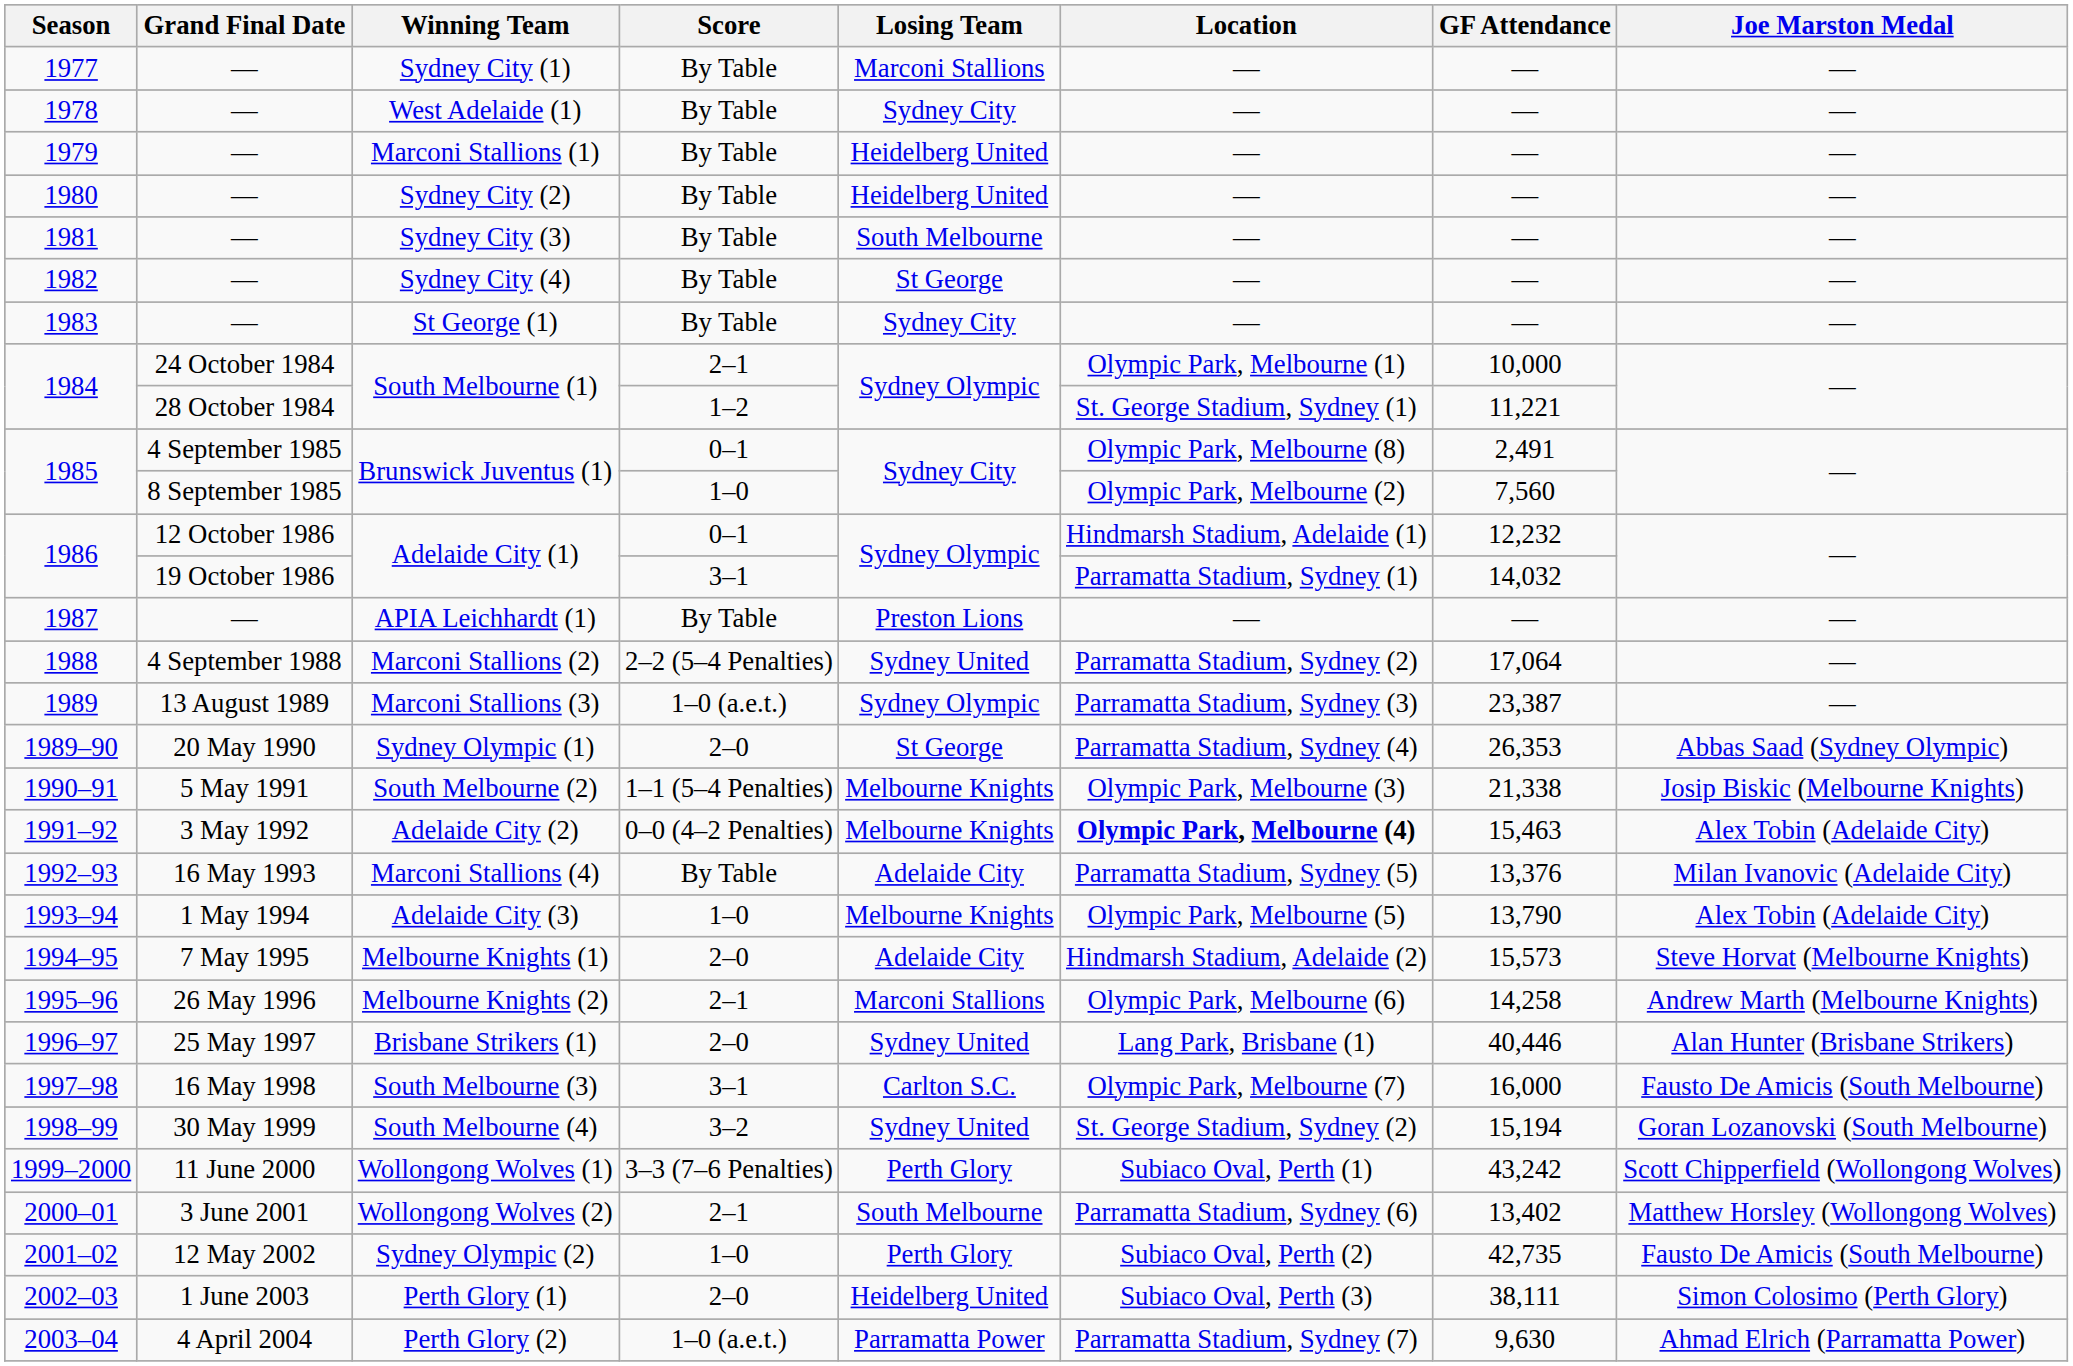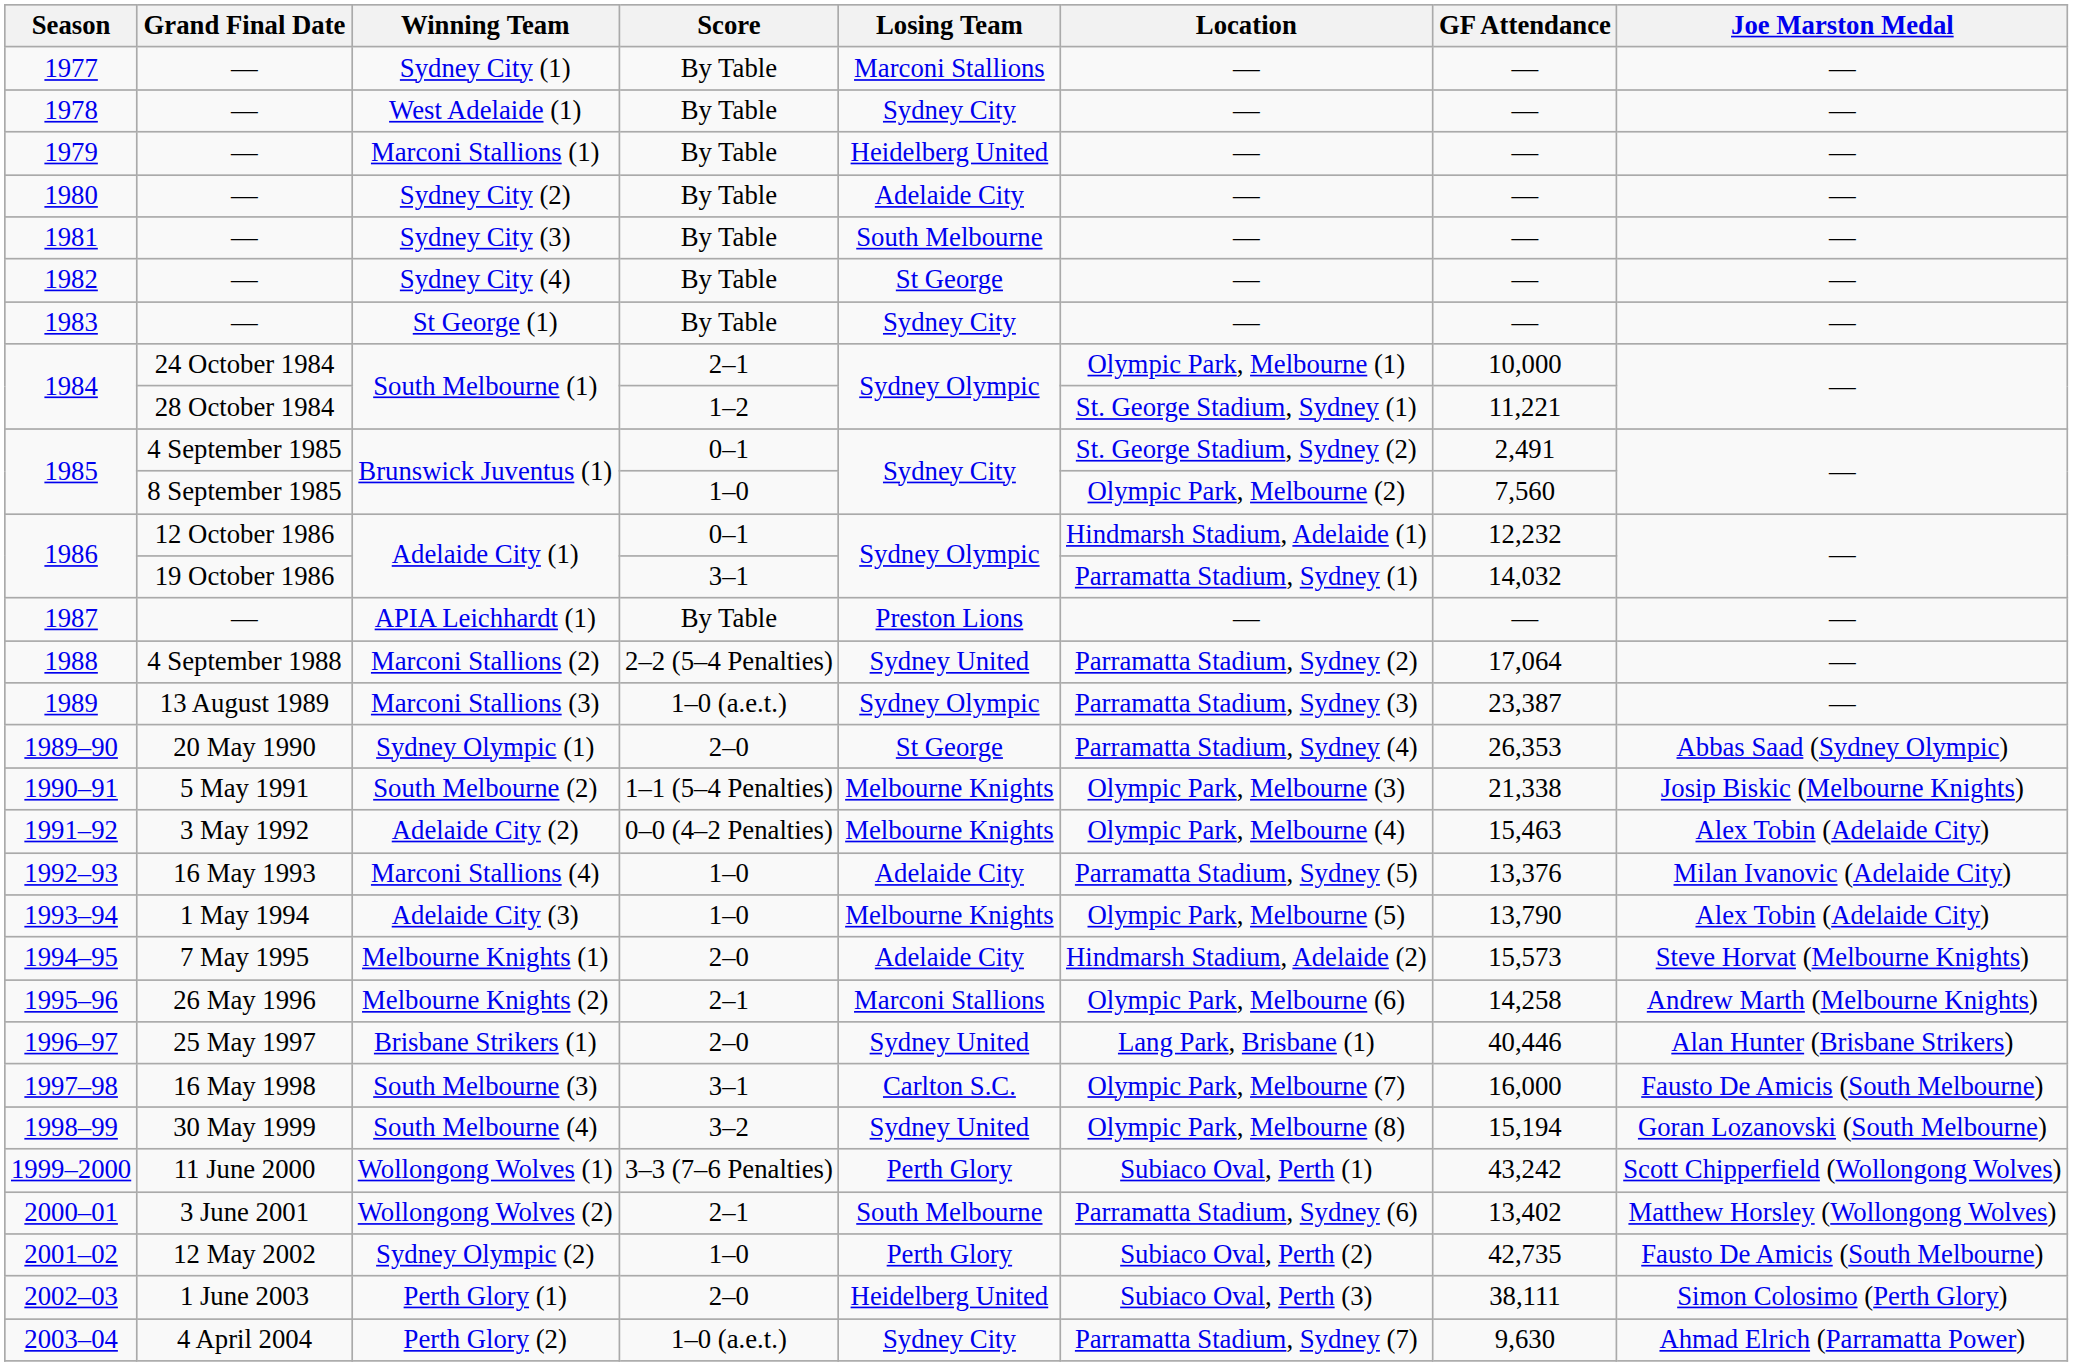(949, 195) Heidelberg United -> (949, 195) Adelaide City
(1246, 449) Olympic Park, Melbourne (8) -> (1246, 449) St. George Stadium, Sydney (2)
(1246, 830) bold -> (1246, 830) normal
(729, 873) By Table -> (729, 873) 1–0
(1246, 1127) St. George Stadium, Sydney (2) -> (1246, 1127) Olympic Park, Melbourne (8)
(949, 1339) Parramatta Power -> (949, 1339) Sydney City
